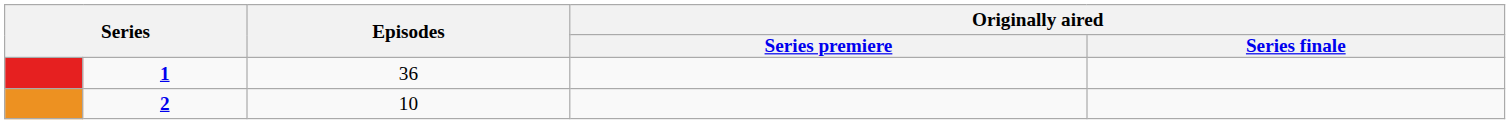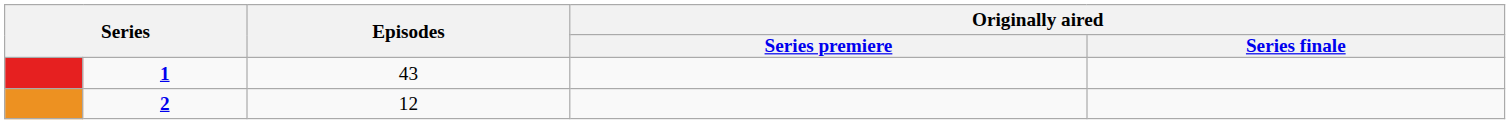(408, 72) 36 -> (408, 72) 43
(408, 103) 10 -> (408, 103) 12
